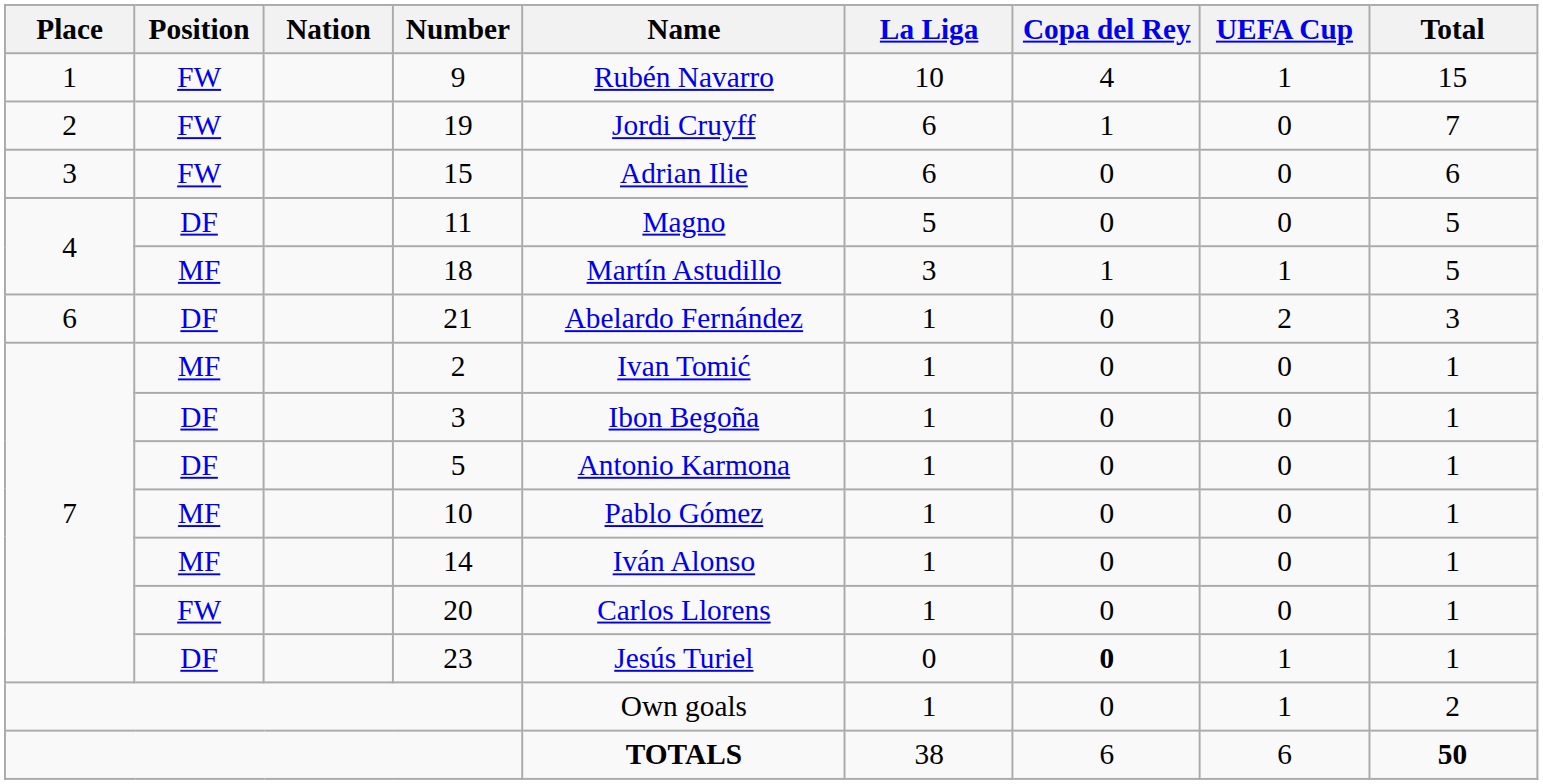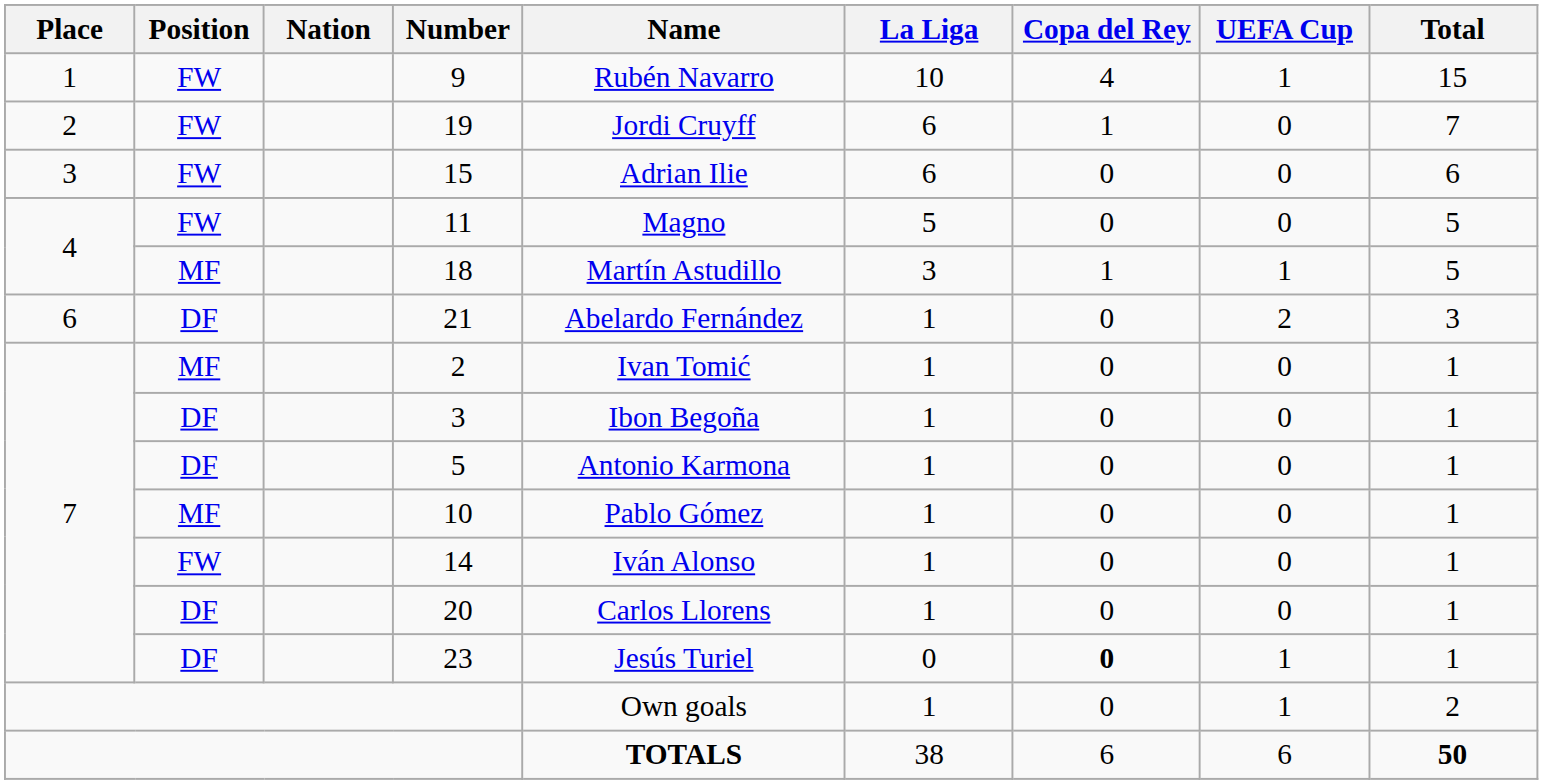(199, 222) DF -> (199, 222) FW
(199, 560) MF -> (199, 560) FW
(199, 609) FW -> (199, 609) DF
